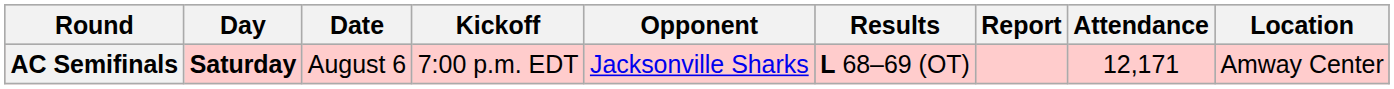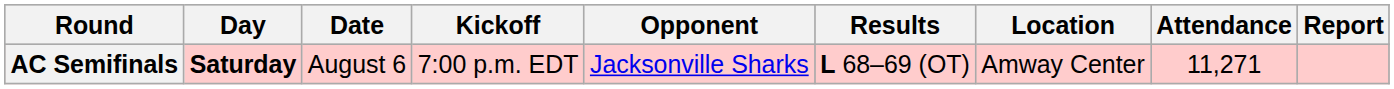columns swapped: (1302, 25) <-> (1021, 25)
(1141, 64) 12,171 -> (1224, 64) 11,271
